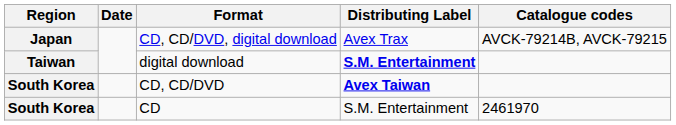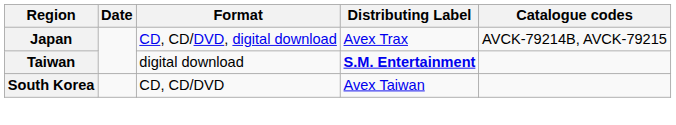(387, 85) bold -> (384, 85) normal
- row: (150, 108)
